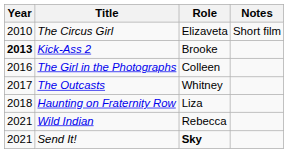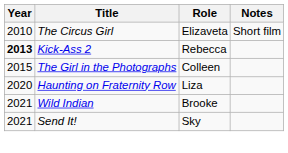(200, 49) Brooke -> (204, 49) Rebecca
(20, 67) 2016 -> (20, 67) 2015
- row: (71, 85)
(20, 103) 2018 -> (20, 85) 2020
(204, 121) Rebecca -> (200, 103) Brooke
(192, 139) bold -> (191, 121) normal
